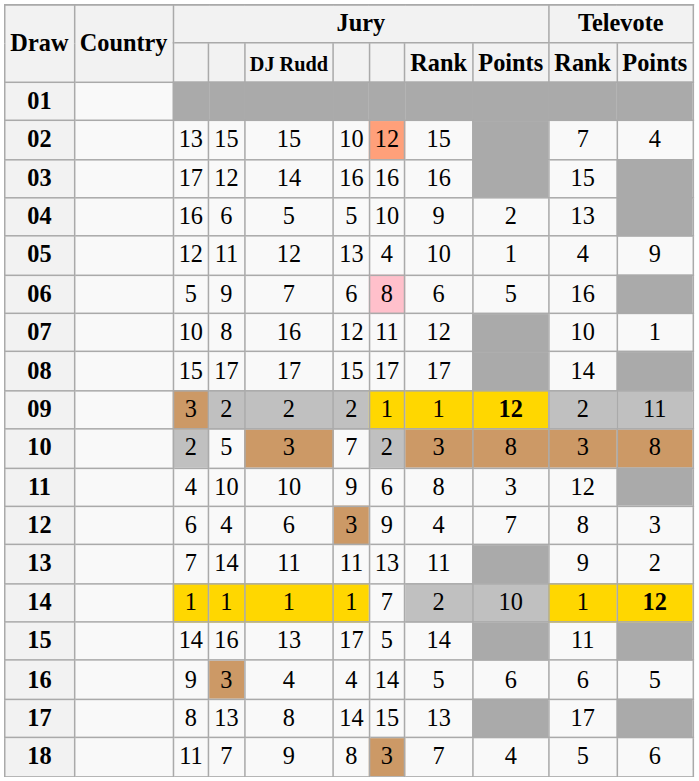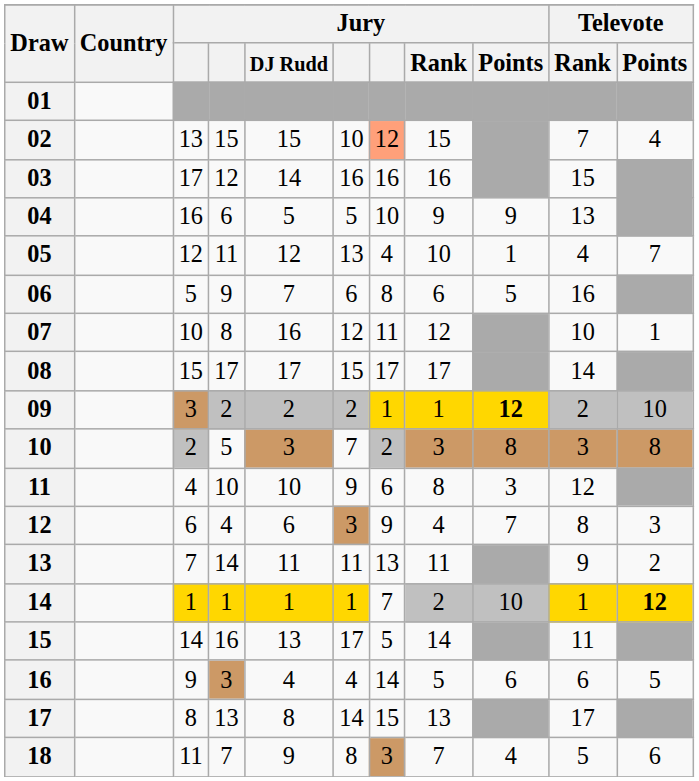(511, 216) 2 -> (511, 216) 9
(655, 255) 9 -> (655, 255) 7
(387, 293) pink background -> (387, 293) no background
(655, 409) 11 -> (655, 409) 10
